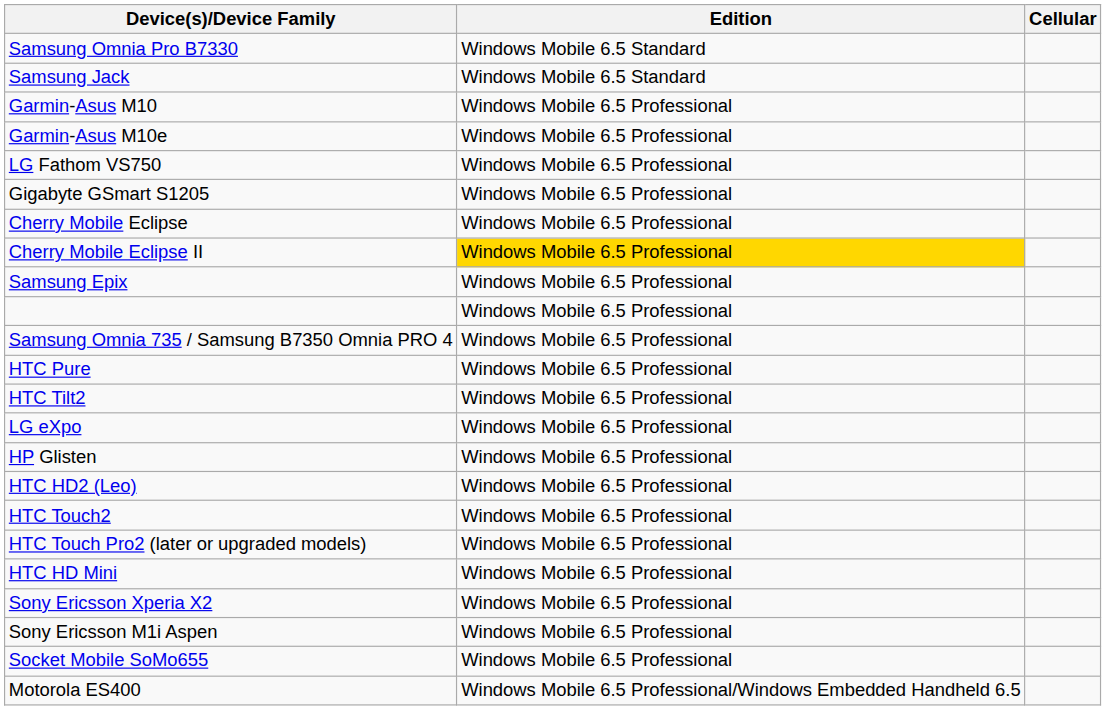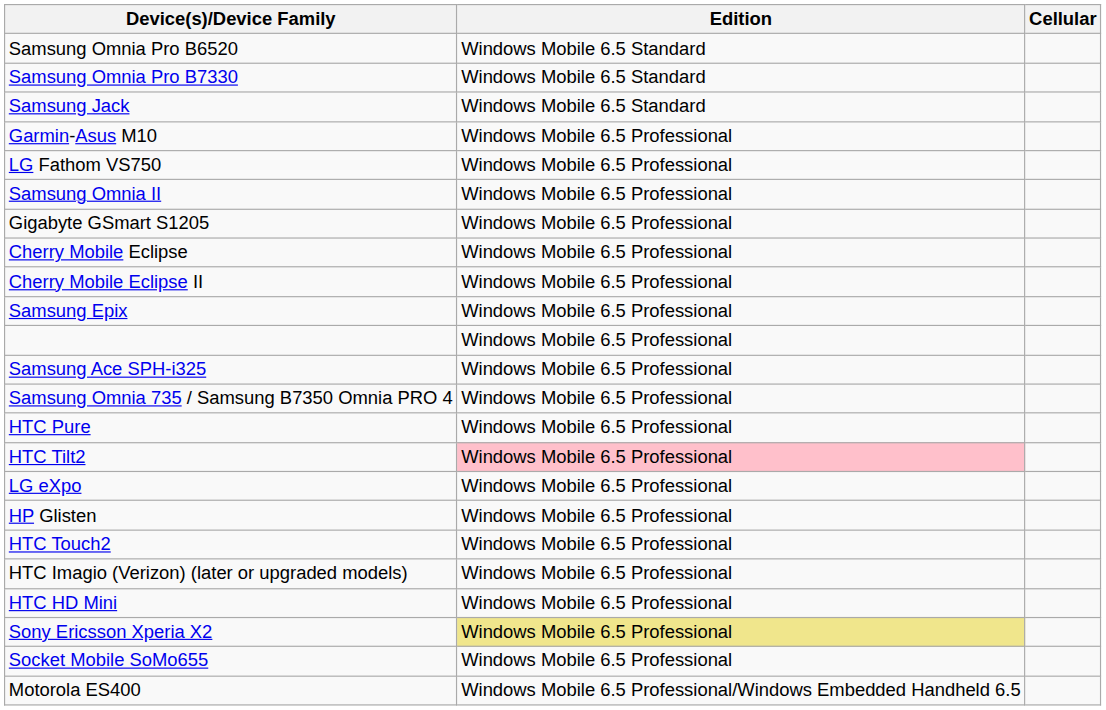+ row: (123, 48)
- row: (88, 135)
+ row: (85, 194)
(597, 252) gold background -> (597, 281) no background
+ row: (108, 369)
(597, 398) no background -> (597, 456) pink background
- row: (73, 485)
- row: (188, 544)
+ row: (208, 573)
(597, 602) no background -> (597, 631) khaki background
- row: (113, 631)
